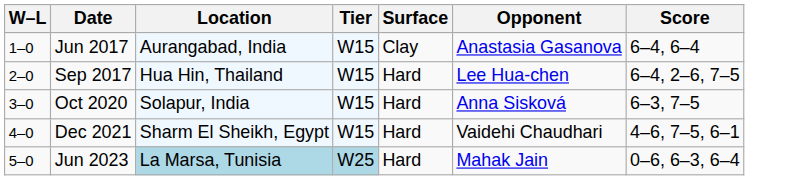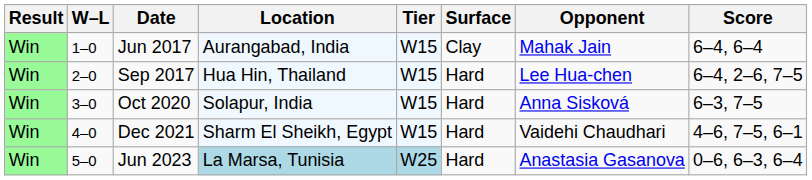+ column: (36, 18)
(539, 47) Anastasia Gasanova -> (565, 47) Mahak Jain
(502, 160) Mahak Jain -> (602, 160) Anastasia Gasanova
